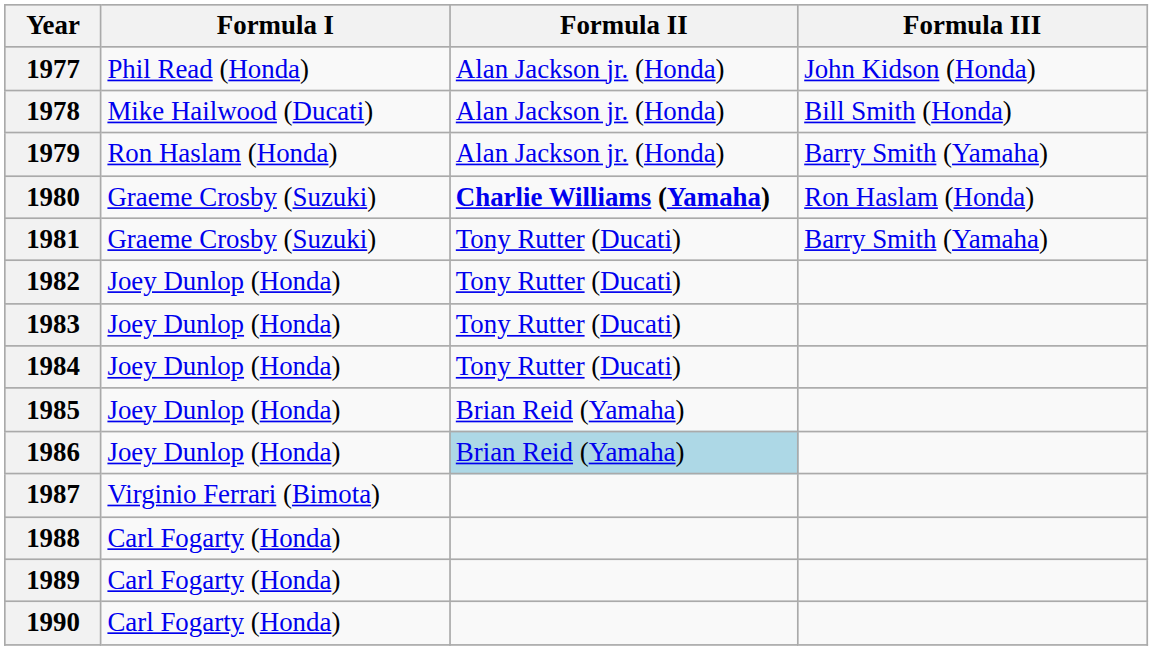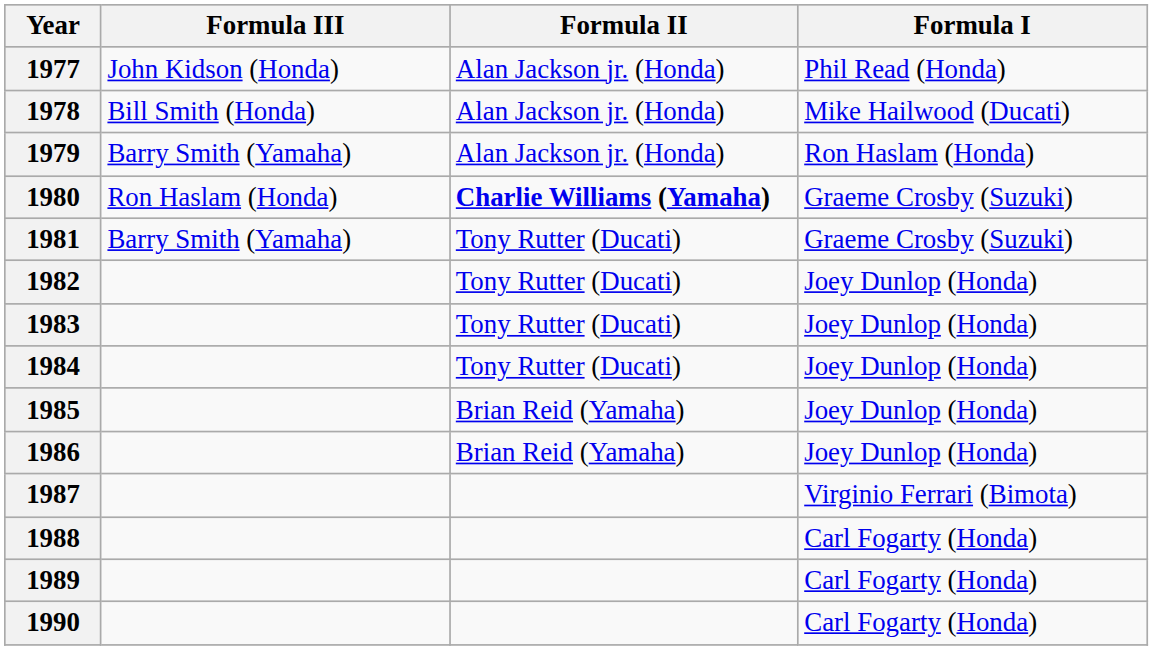columns swapped: (972, 25) <-> (275, 25)
(570, 452) lightblue background -> (570, 452) no background
